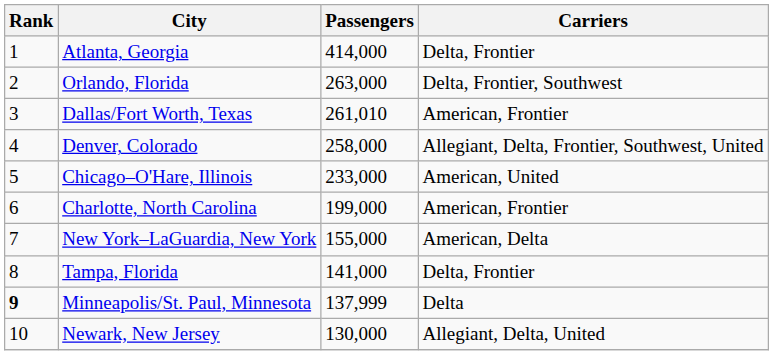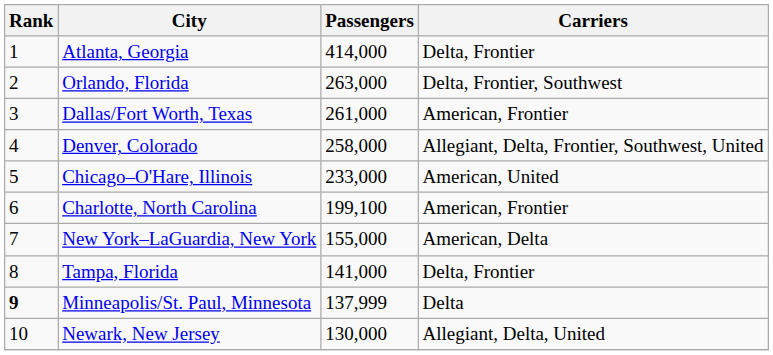(356, 114) 261,010 -> (356, 114) 261,000
(356, 208) 199,000 -> (356, 208) 199,100
